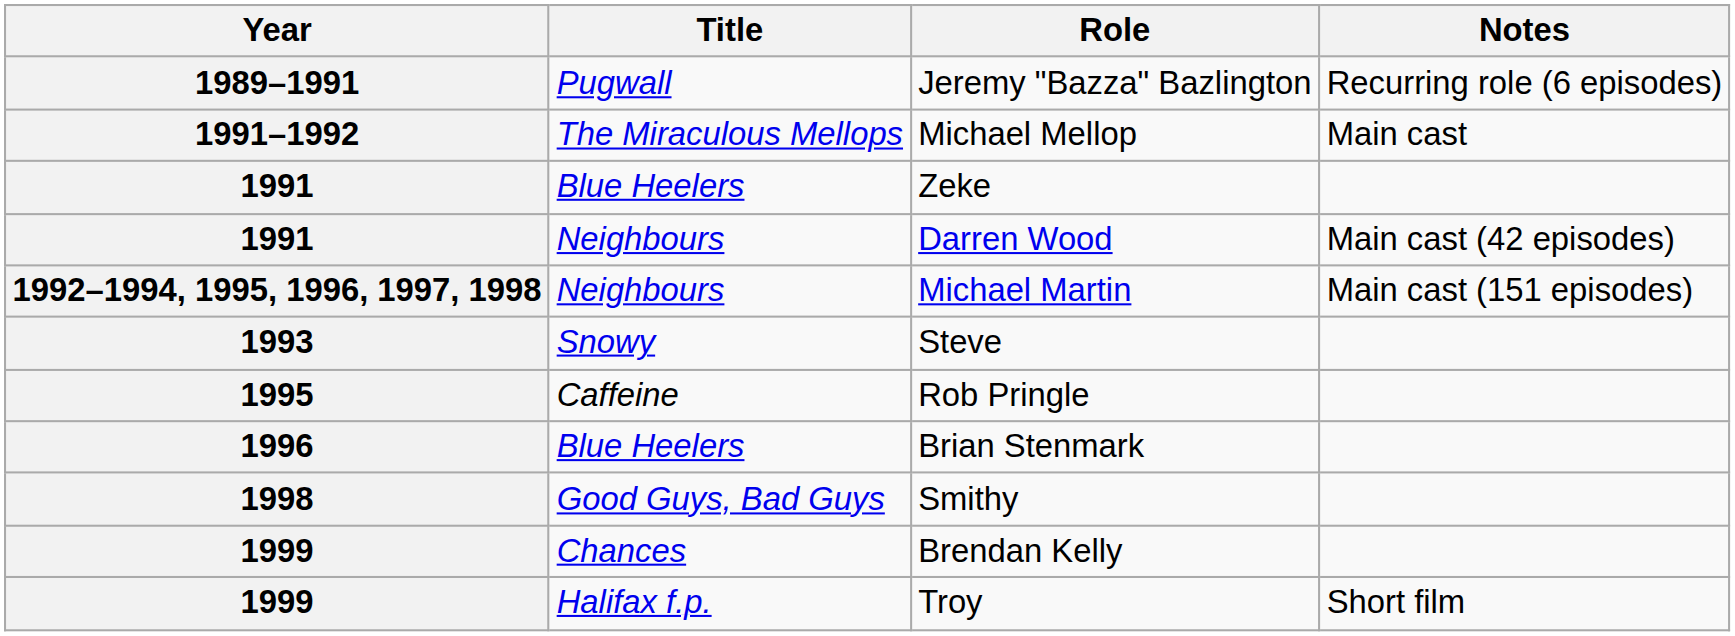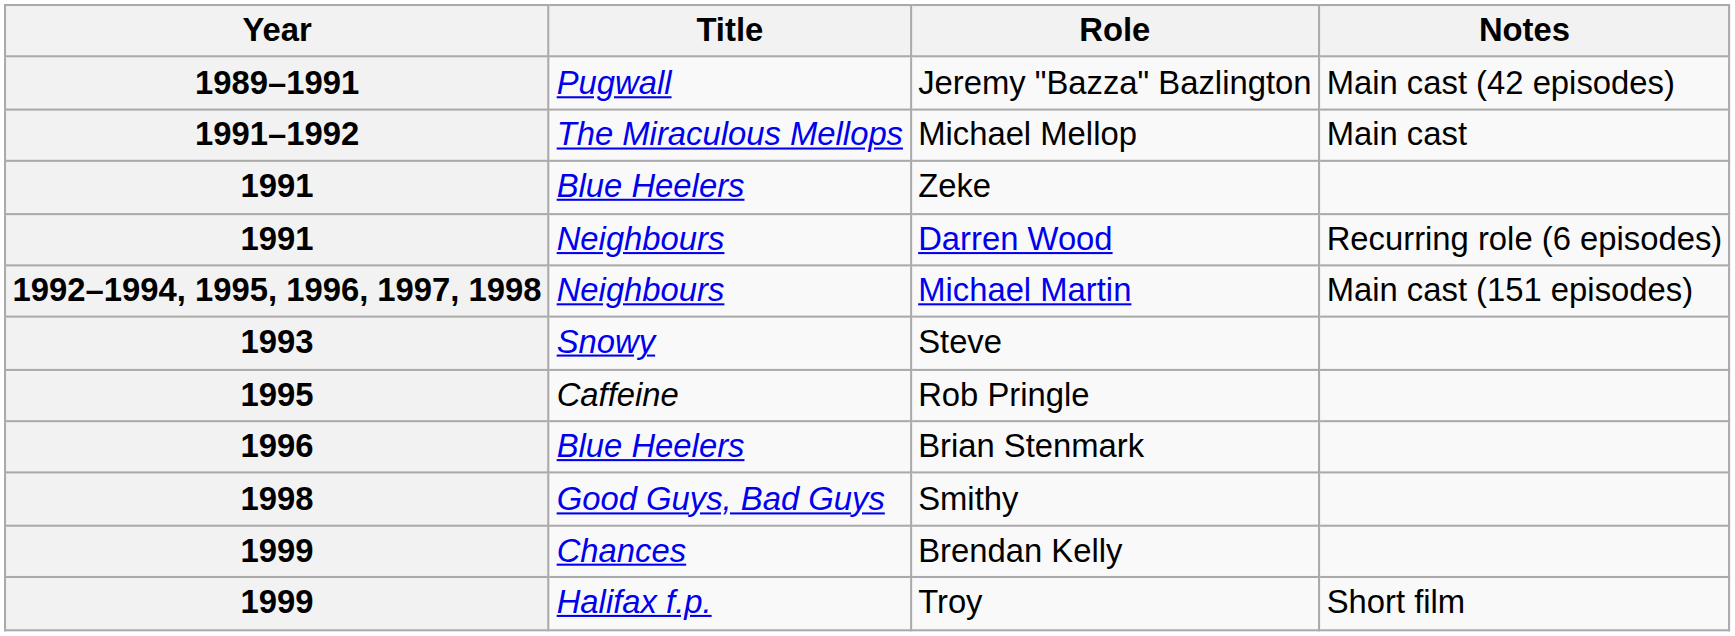(1524, 82) Recurring role (6 episodes) -> (1501, 82) Main cast (42 episodes)
(1501, 238) Main cast (42 episodes) -> (1524, 238) Recurring role (6 episodes)
